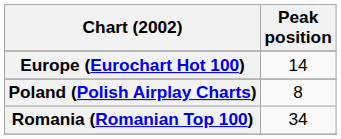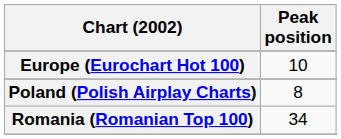(298, 65) 14 -> (298, 65) 10
